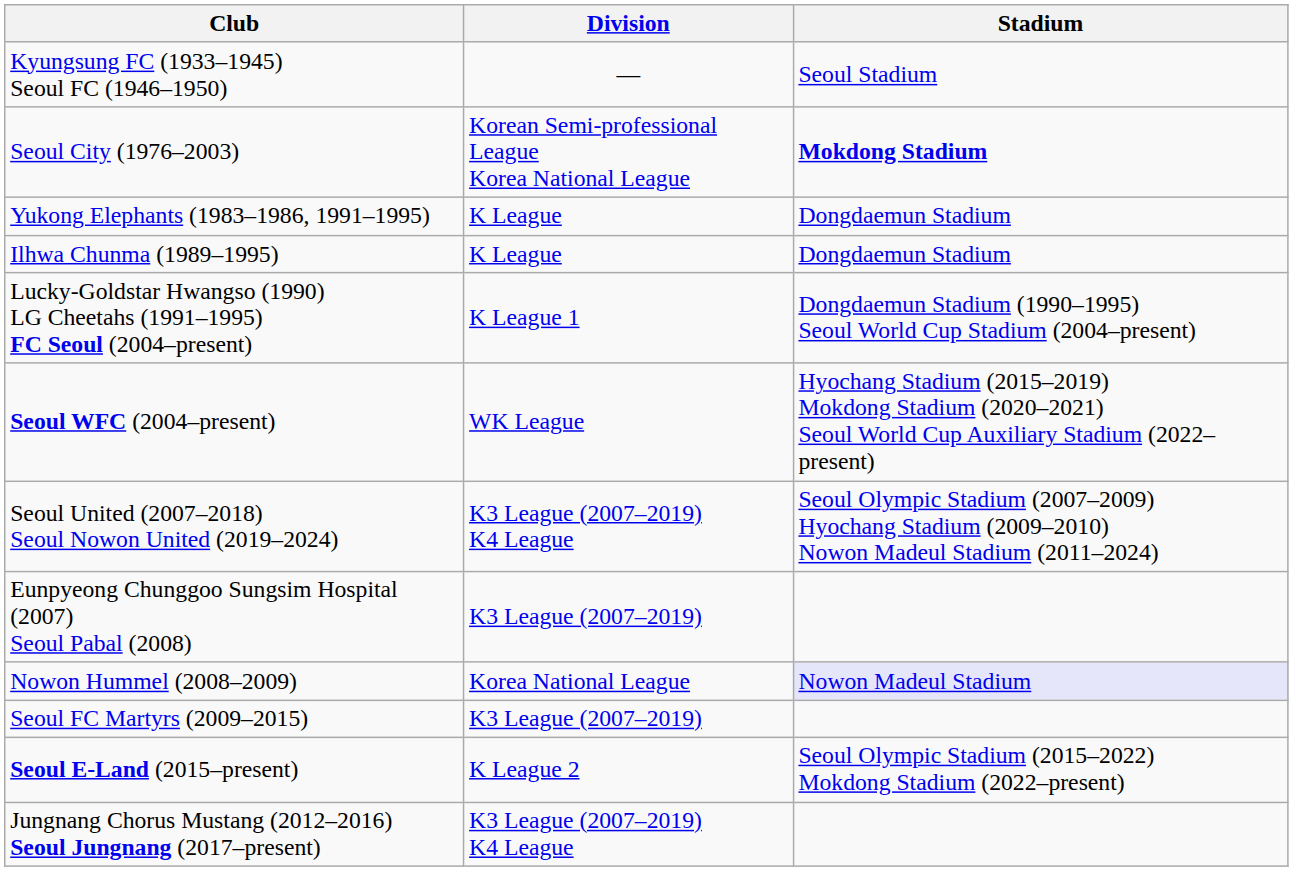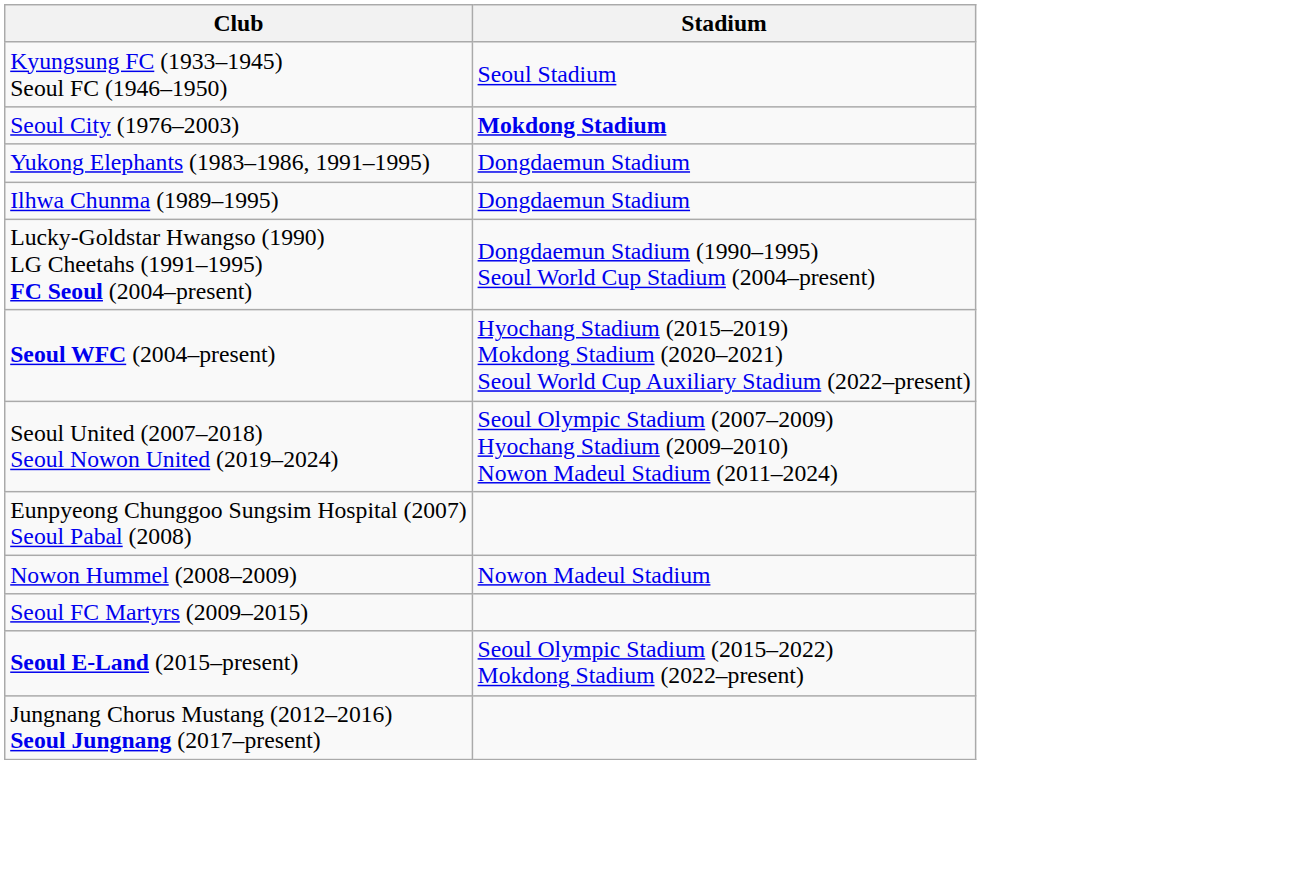- column: (628, 23)
(915, 680) lavender background -> (594, 574) no background
